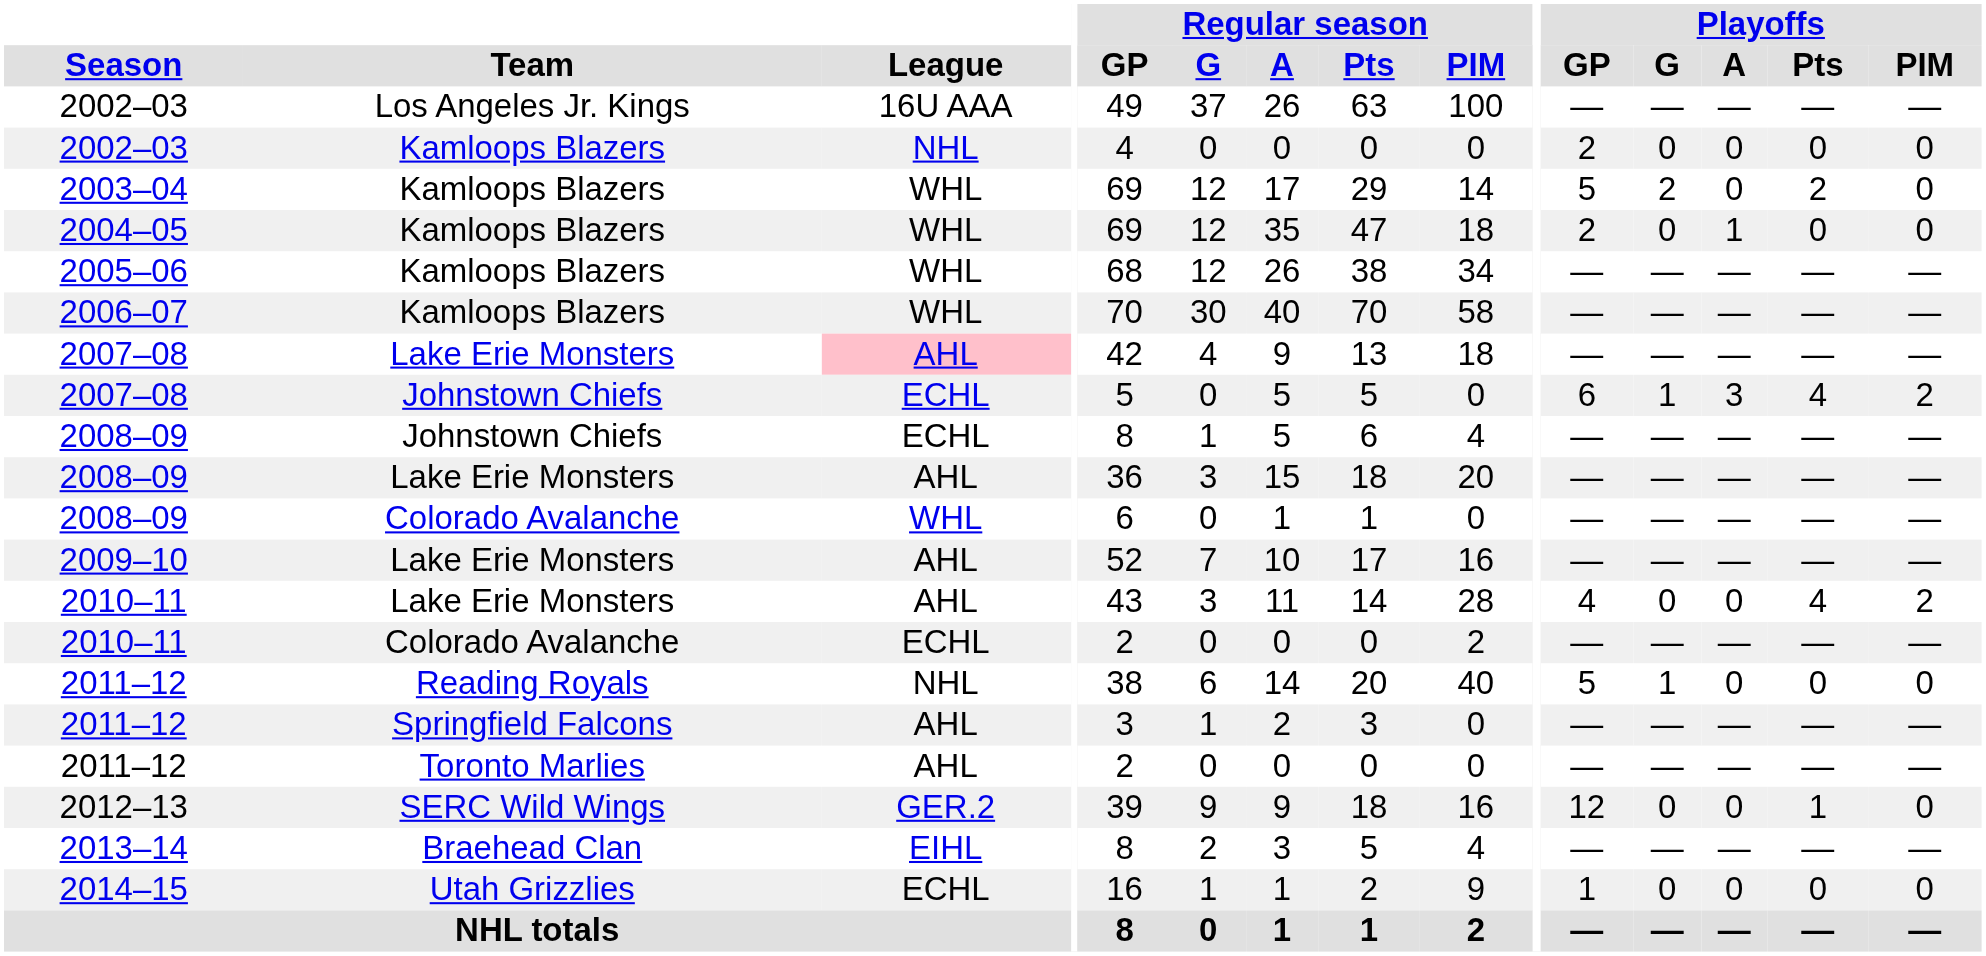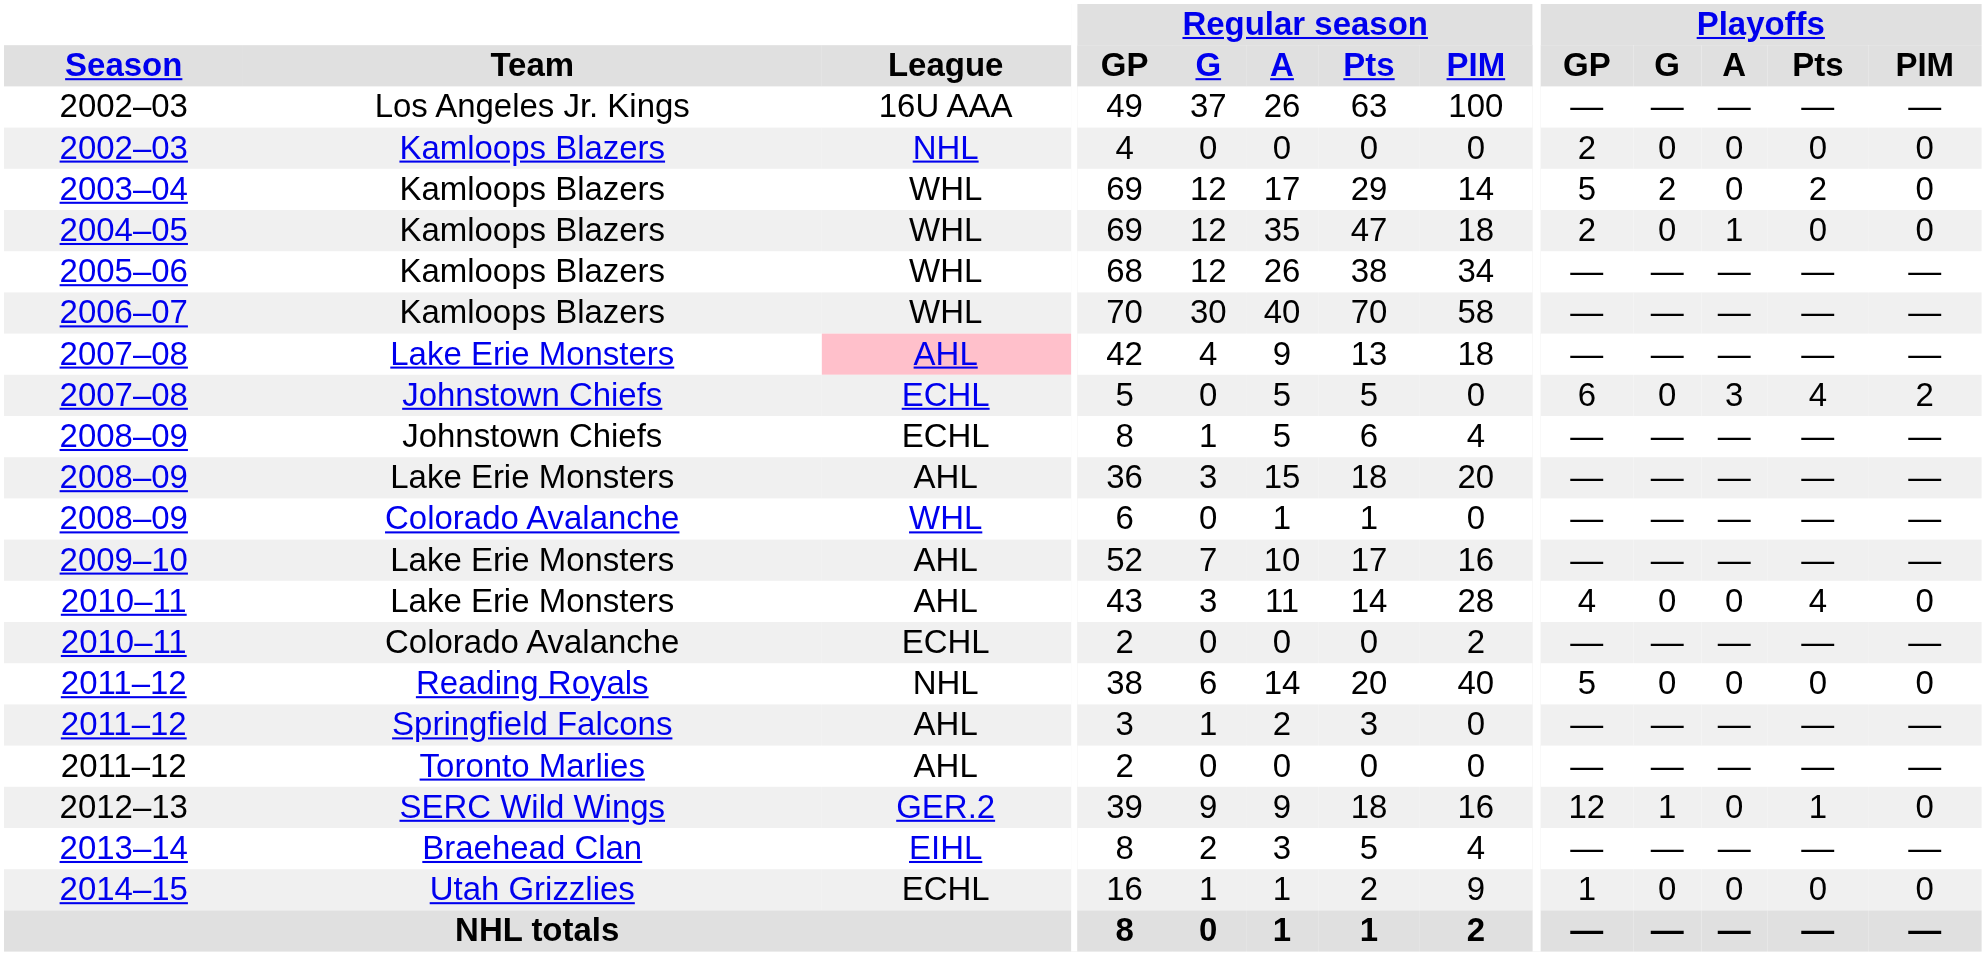(1667, 394) 1 -> (1667, 394) 0
(1925, 600) 2 -> (1925, 600) 0
(1667, 683) 1 -> (1667, 683) 0
(1667, 806) 0 -> (1667, 806) 1
